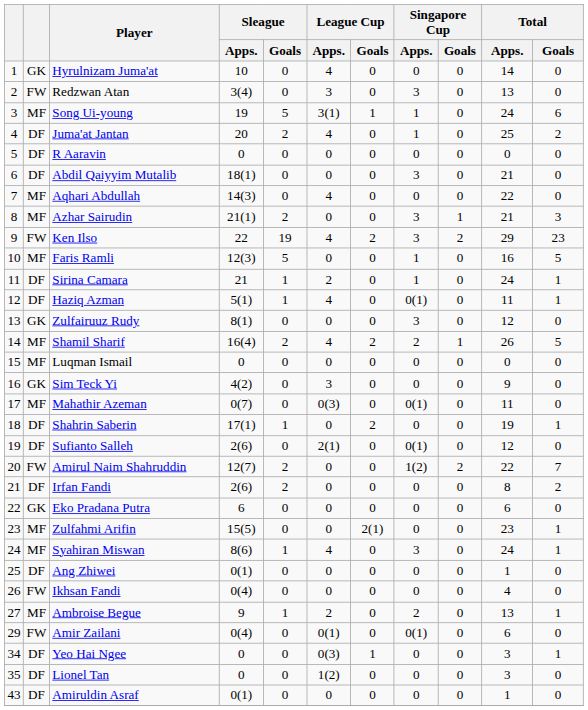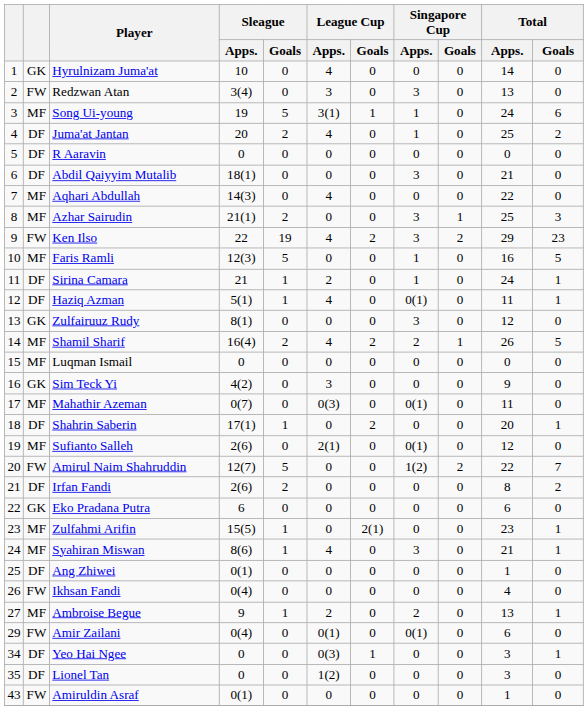(507, 216) 21 -> (507, 216) 25
(507, 425) 19 -> (507, 425) 20
(36, 445) DF -> (36, 445) MF
(285, 466) 2 -> (285, 466) 5
(285, 529) 0 -> (285, 529) 1
(507, 549) 24 -> (507, 549) 21
(36, 695) DF -> (36, 695) FW
